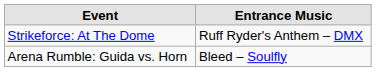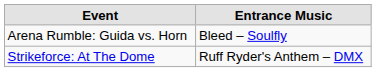rows swapped: (97, 56) <-> (81, 35)
